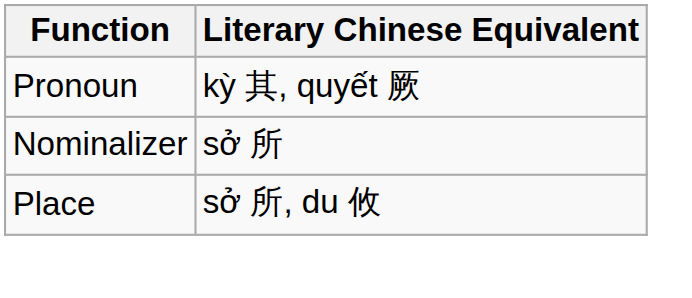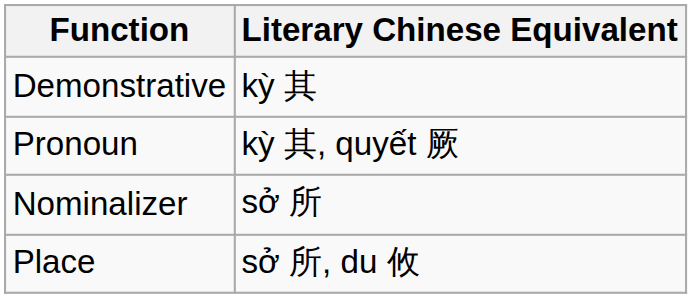+ row: (119, 86)
